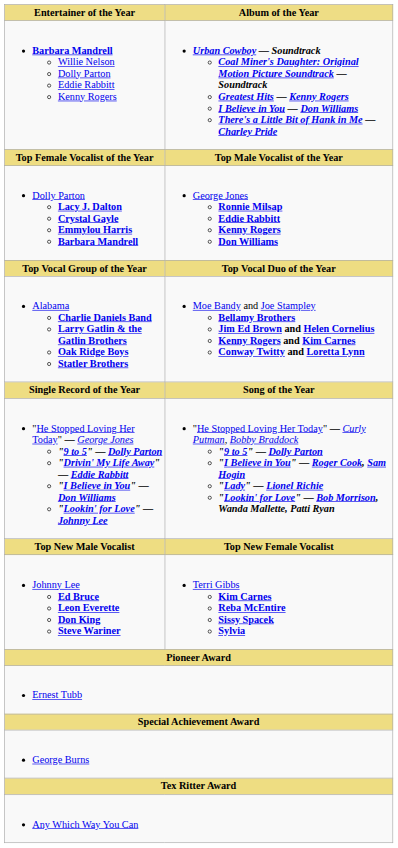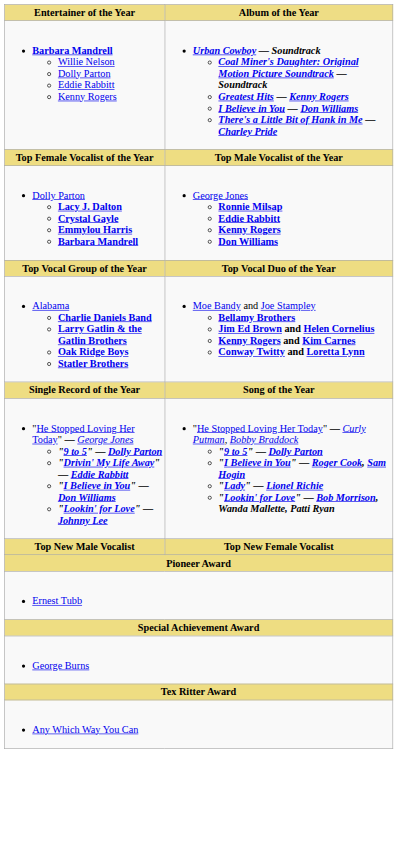- row: (85, 608)
